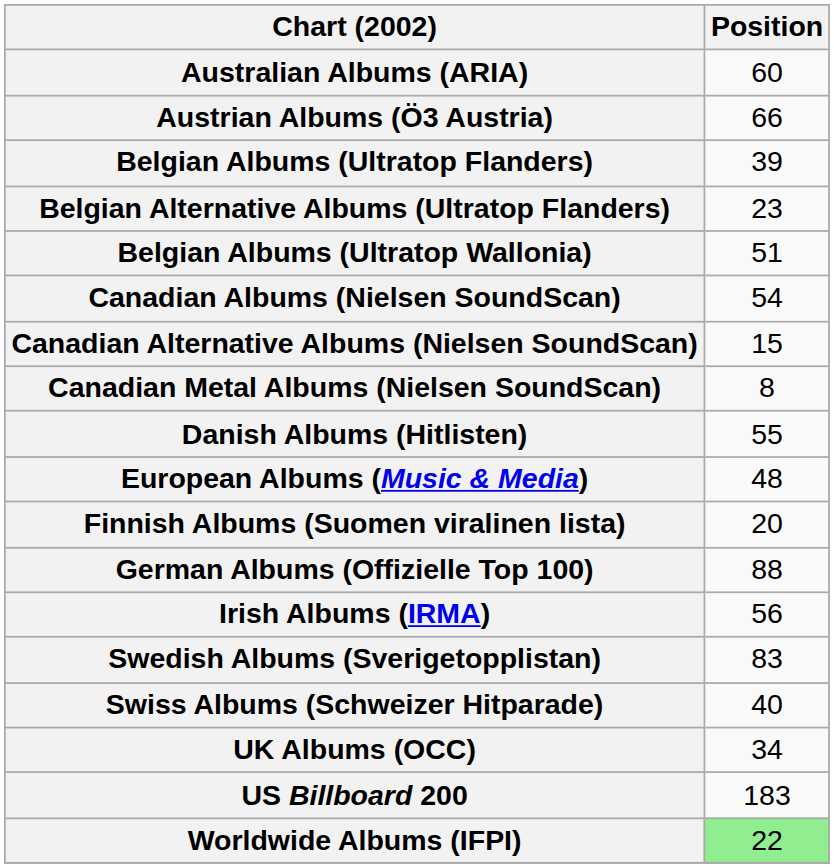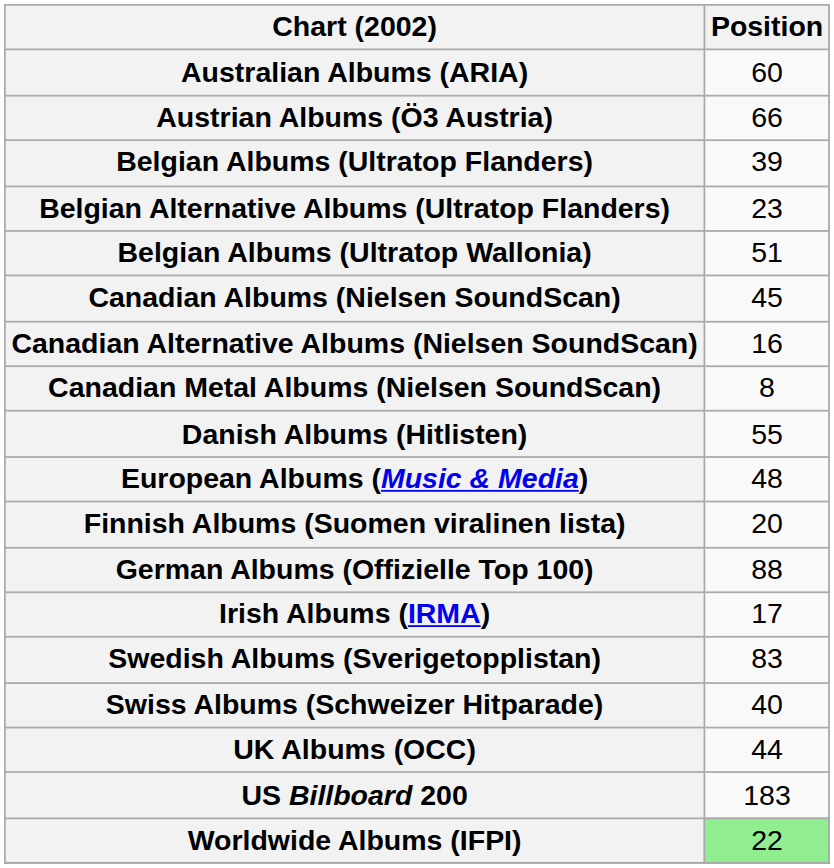(767, 298) 54 -> (767, 298) 45
(767, 343) 15 -> (767, 343) 16
(767, 614) 56 -> (767, 614) 17
(767, 749) 34 -> (767, 749) 44
